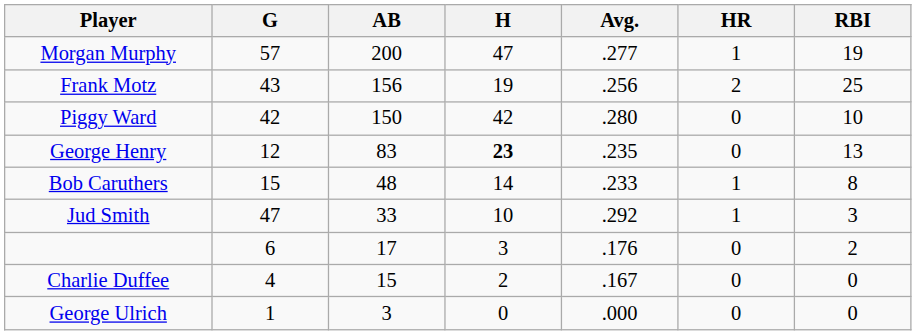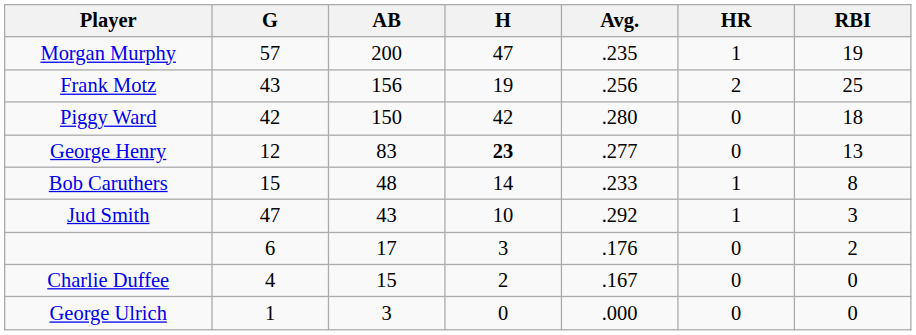(620, 53) .277 -> (620, 53) .235
(853, 118) 10 -> (853, 118) 18
(620, 150) .235 -> (620, 150) .277
(387, 215) 33 -> (387, 215) 43
